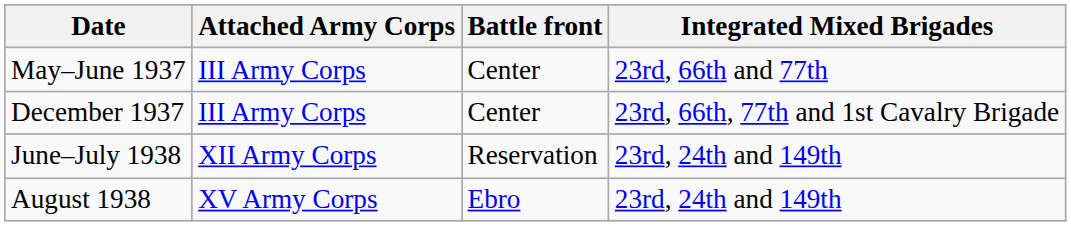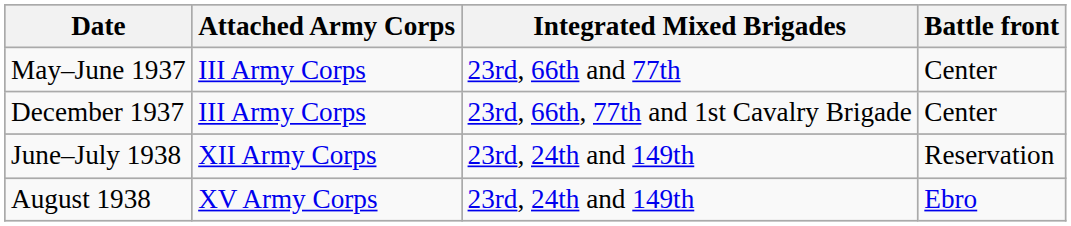columns swapped: (837, 26) <-> (535, 26)
